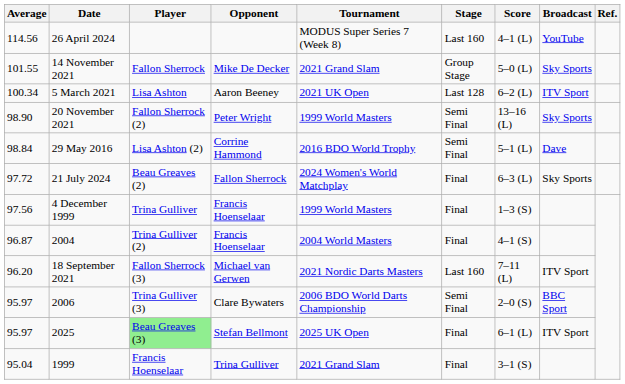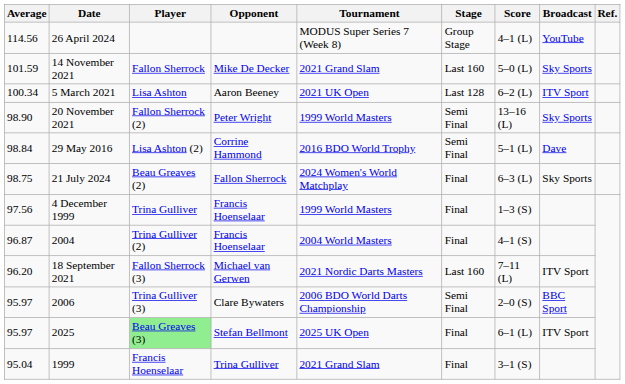(464, 37) Last 160 -> (459, 37) Group Stage
(23, 68) 101.55 -> (23, 68) 101.59
(459, 68) Group Stage -> (464, 68) Last 160
(20, 179) 97.72 -> (20, 179) 98.75
